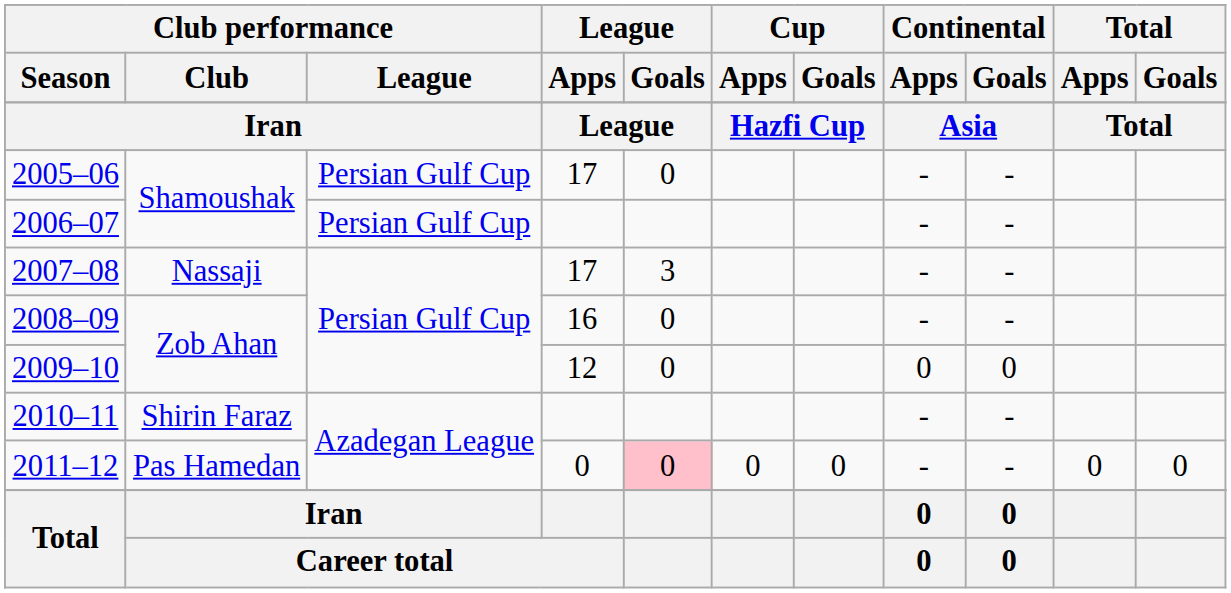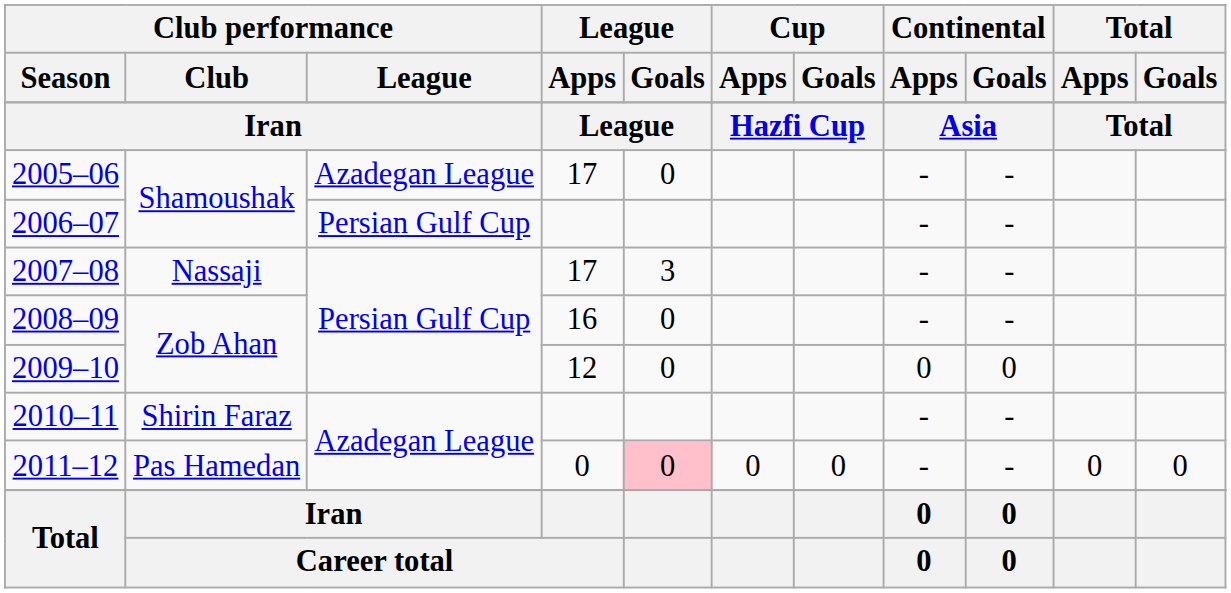(424, 174) Persian Gulf Cup -> (424, 174) Azadegan League
